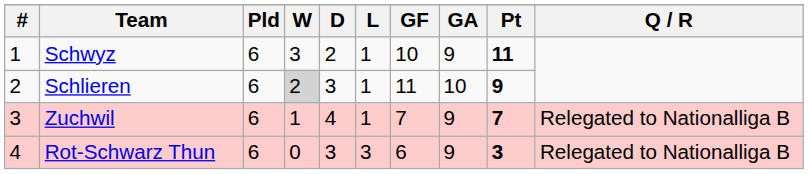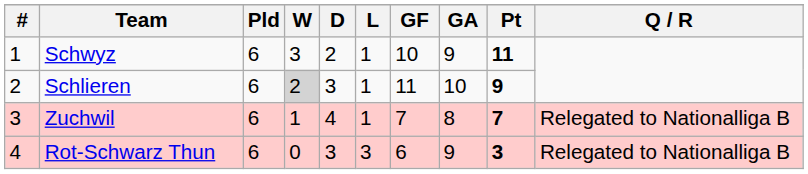(449, 119) 9 -> (449, 119) 8
